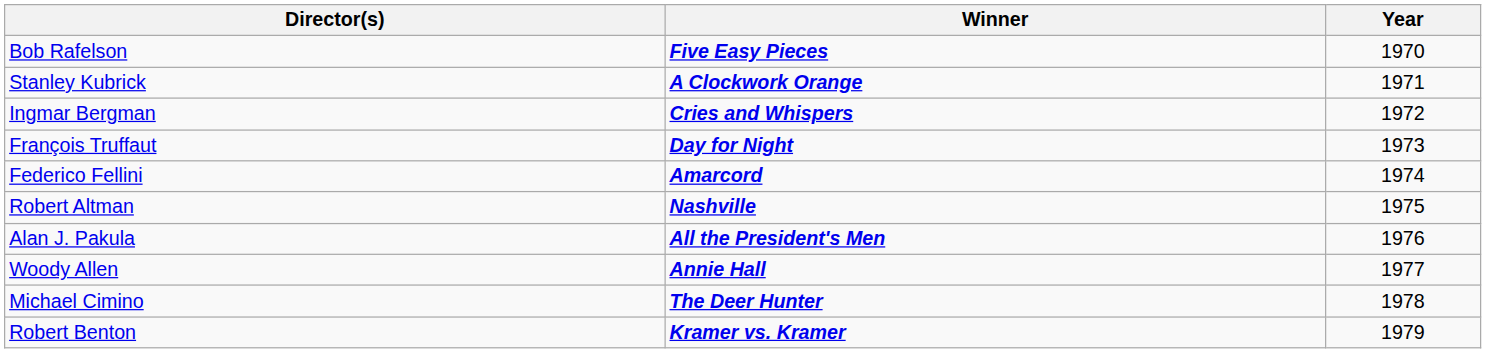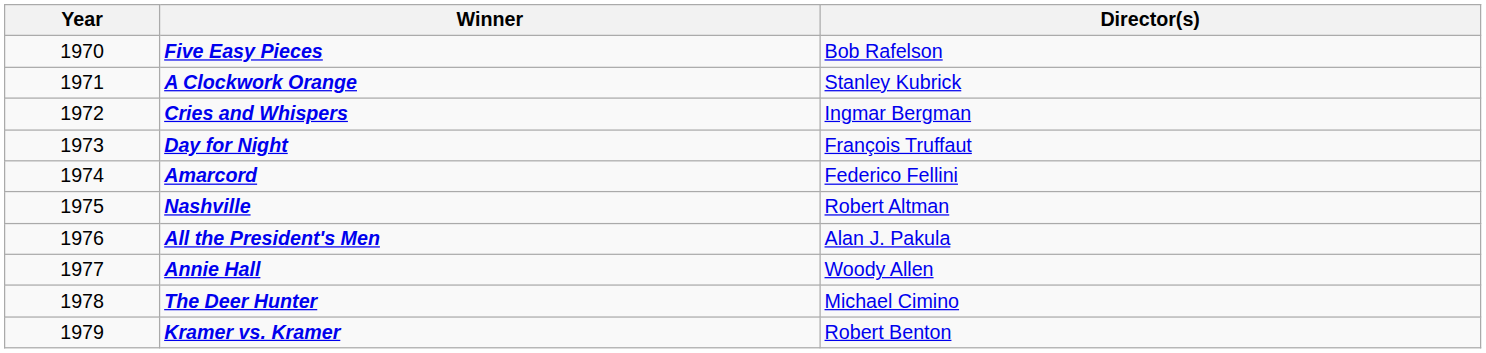columns swapped: (1403, 20) <-> (335, 20)
